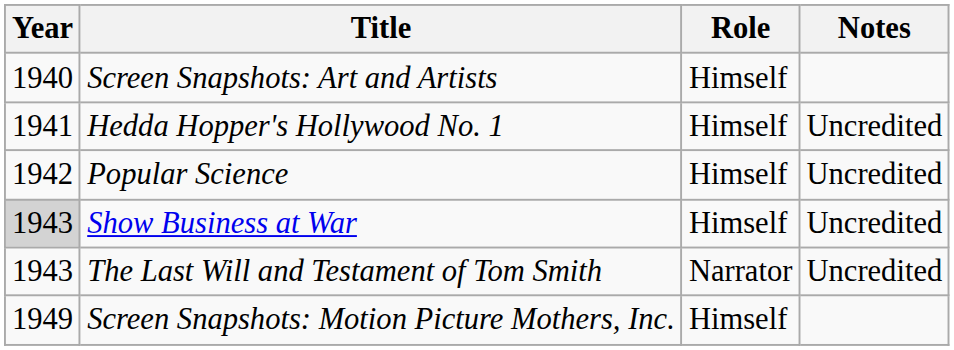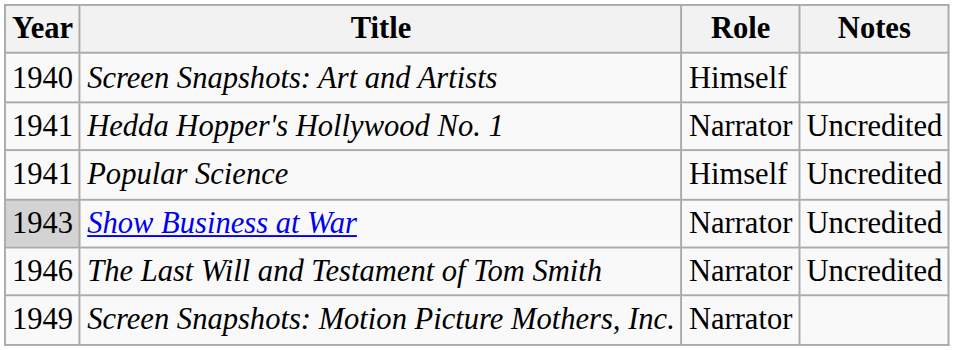(738, 125) Himself -> (741, 125) Narrator
(43, 174) 1942 -> (43, 174) 1941
(738, 222) Himself -> (741, 222) Narrator
(43, 271) 1943 -> (43, 271) 1946
(738, 319) Himself -> (741, 319) Narrator
